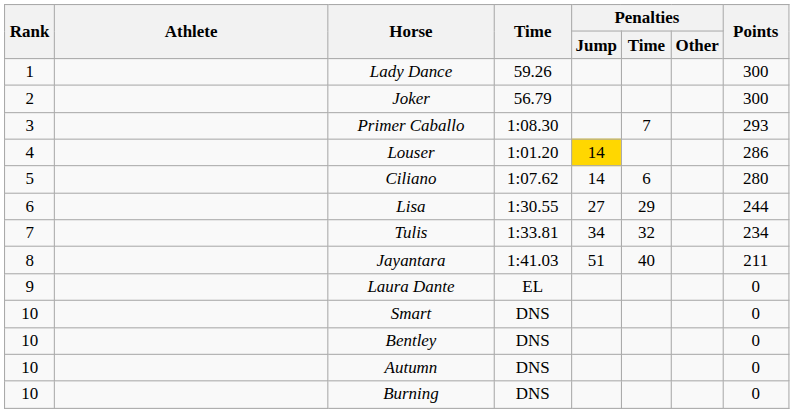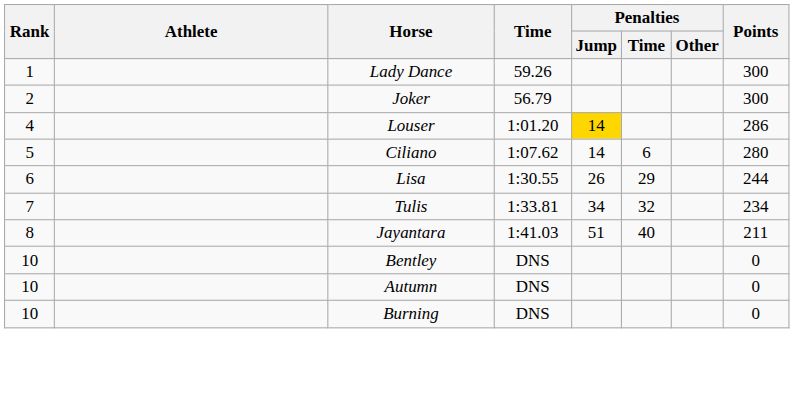- row: (411, 125)
(596, 206) 27 -> (596, 179) 26
- row: (411, 286)
- row: (411, 313)
